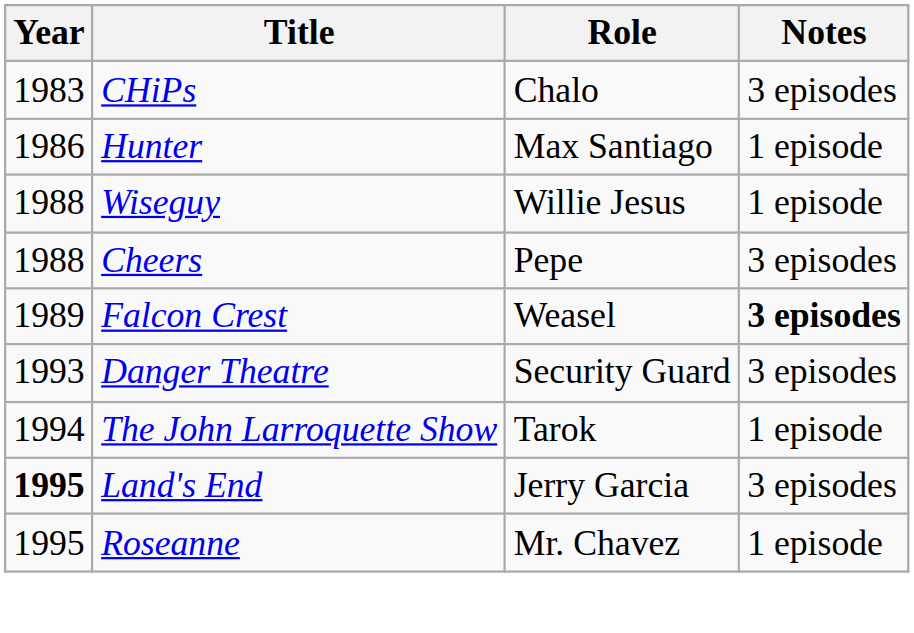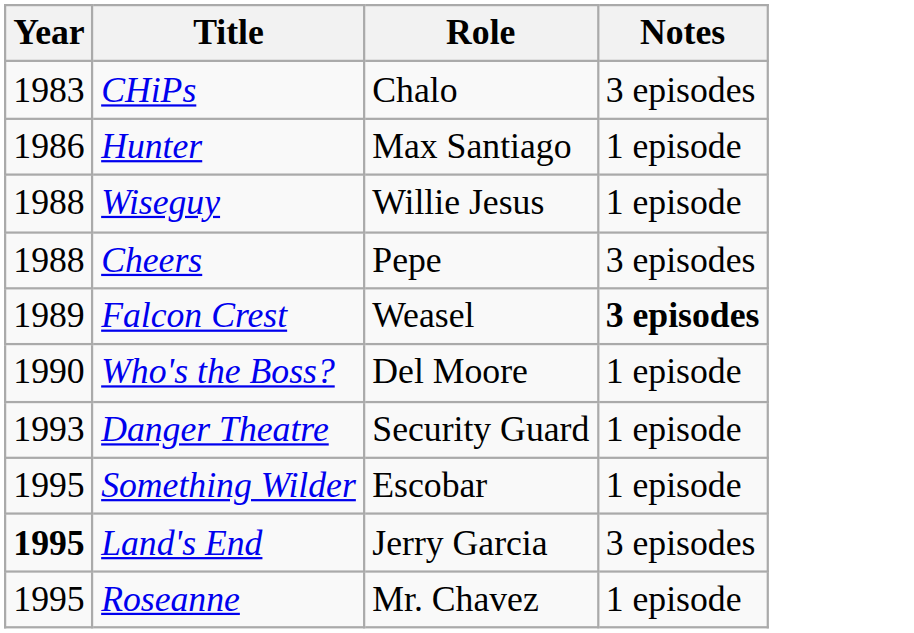+ row: (218, 372)
(822, 372) 3 episodes -> (674, 428) 1 episode
- row: (299, 428)
+ row: (228, 485)
